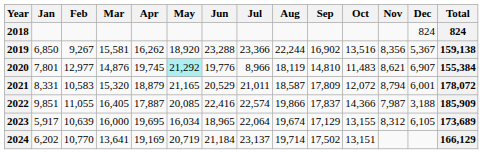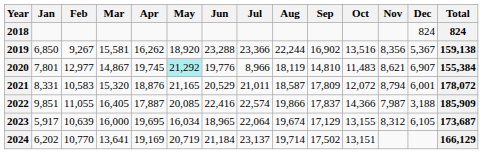(114, 68) 14,876 -> (114, 68) 14,867
(149, 86) 18,879 -> (149, 86) 18,876
(458, 122) 173,689 -> (458, 122) 173,687
